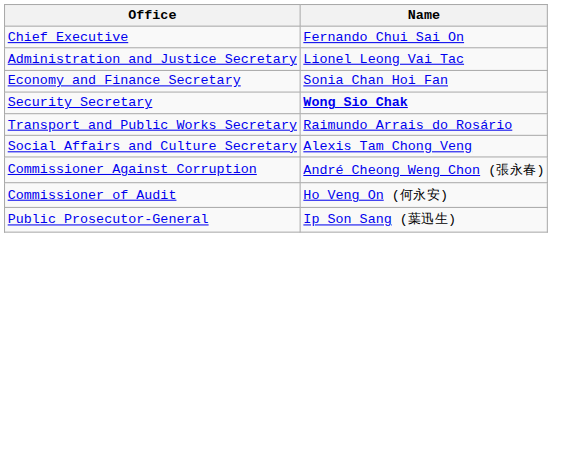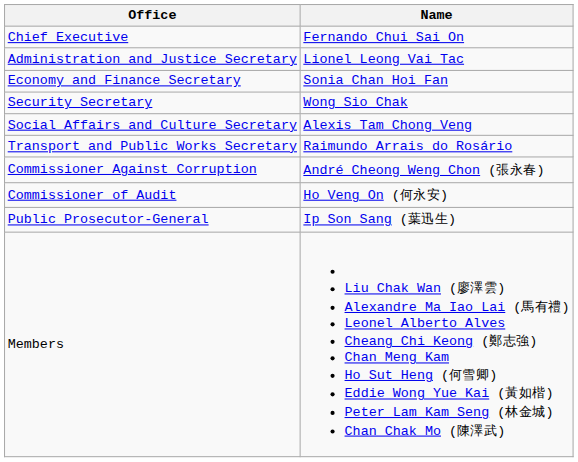(356, 103) bold -> (356, 103) normal
rows swapped: (152, 146) <-> (152, 125)
+ row: (36, 344)
